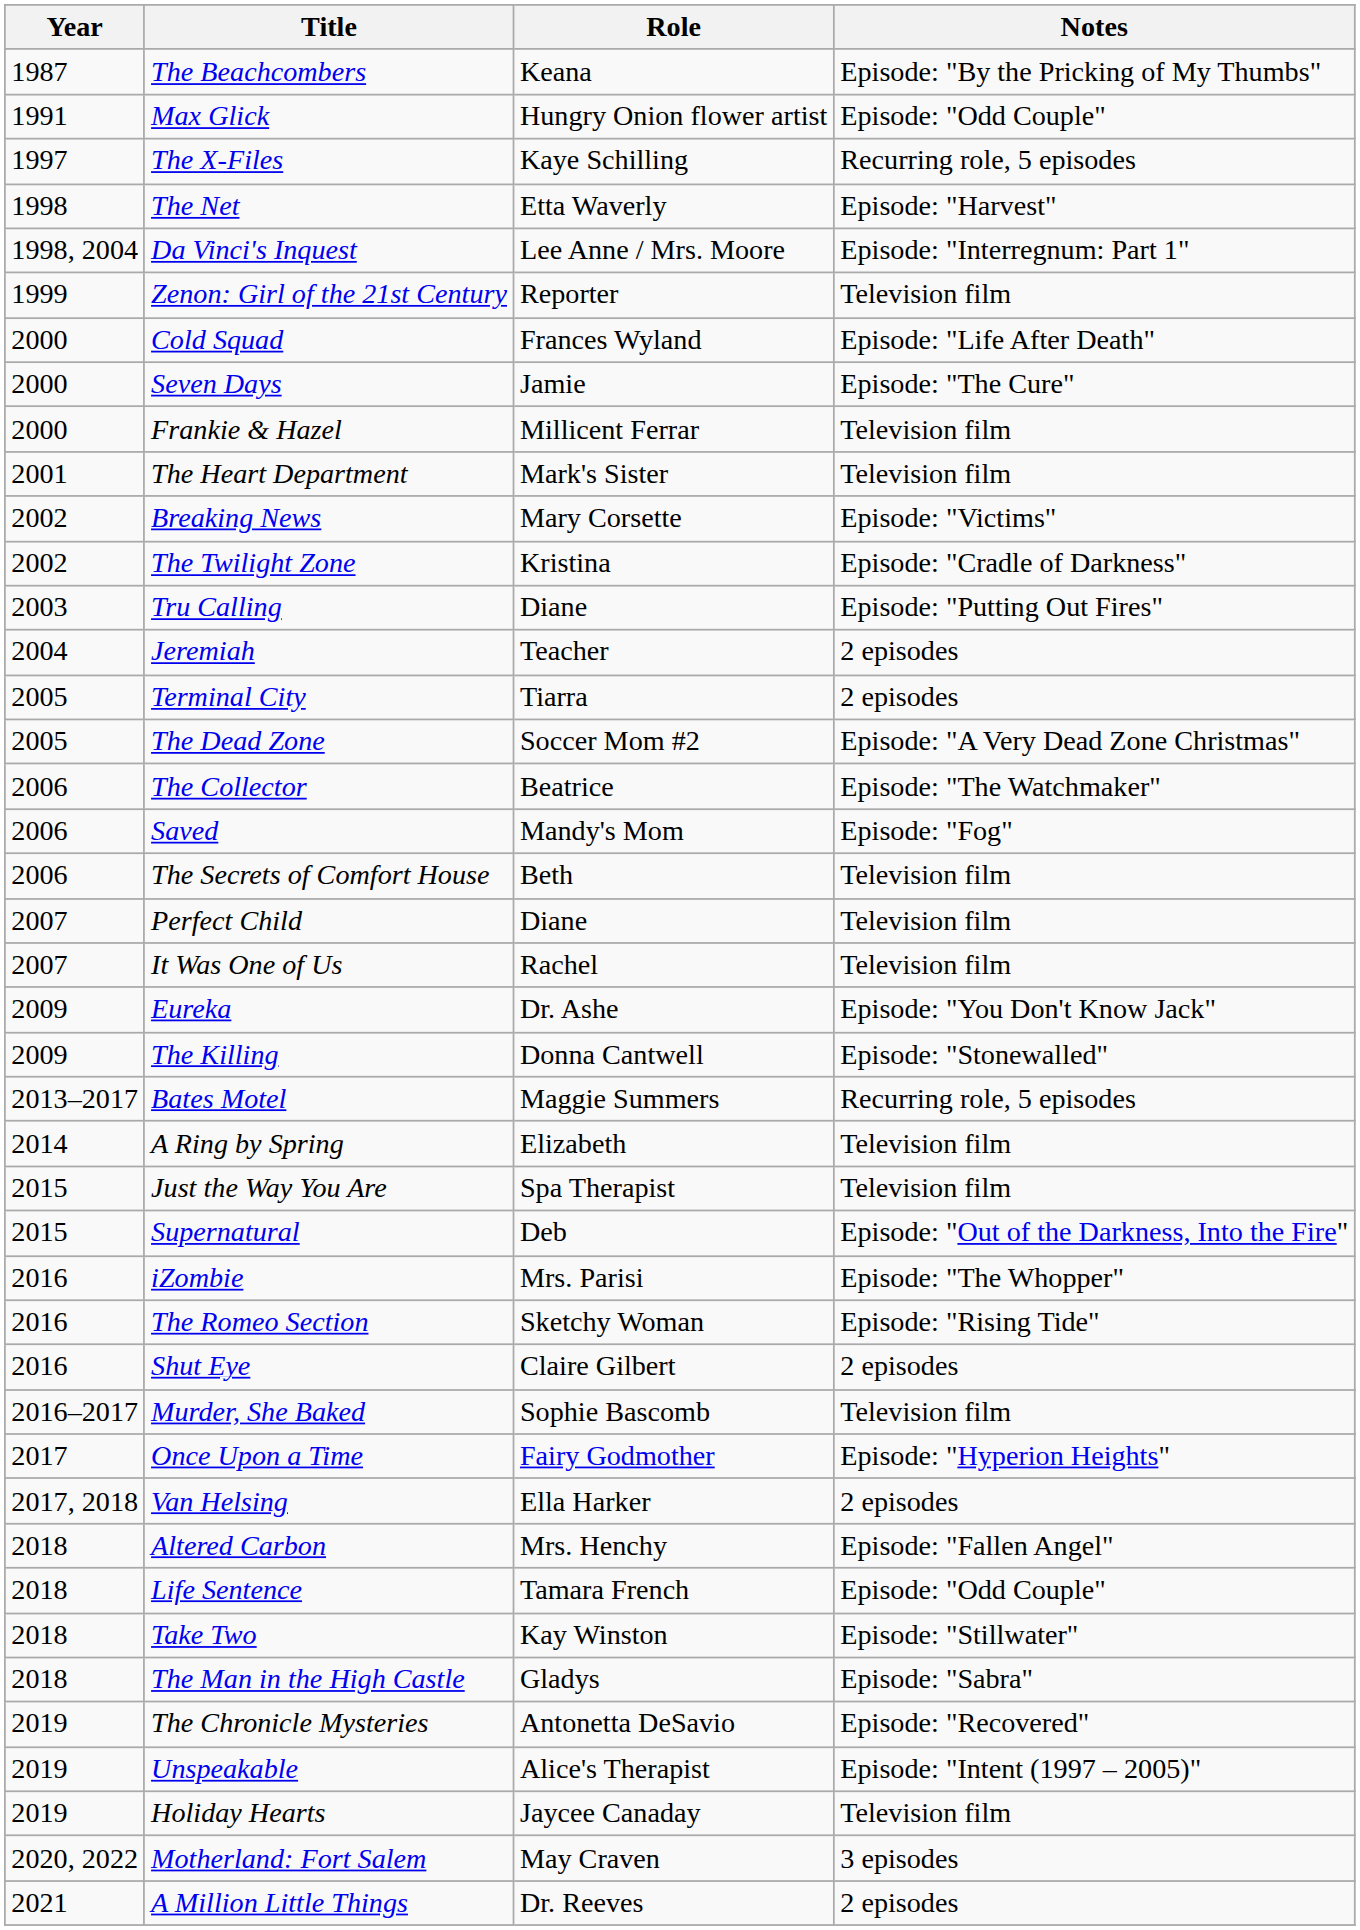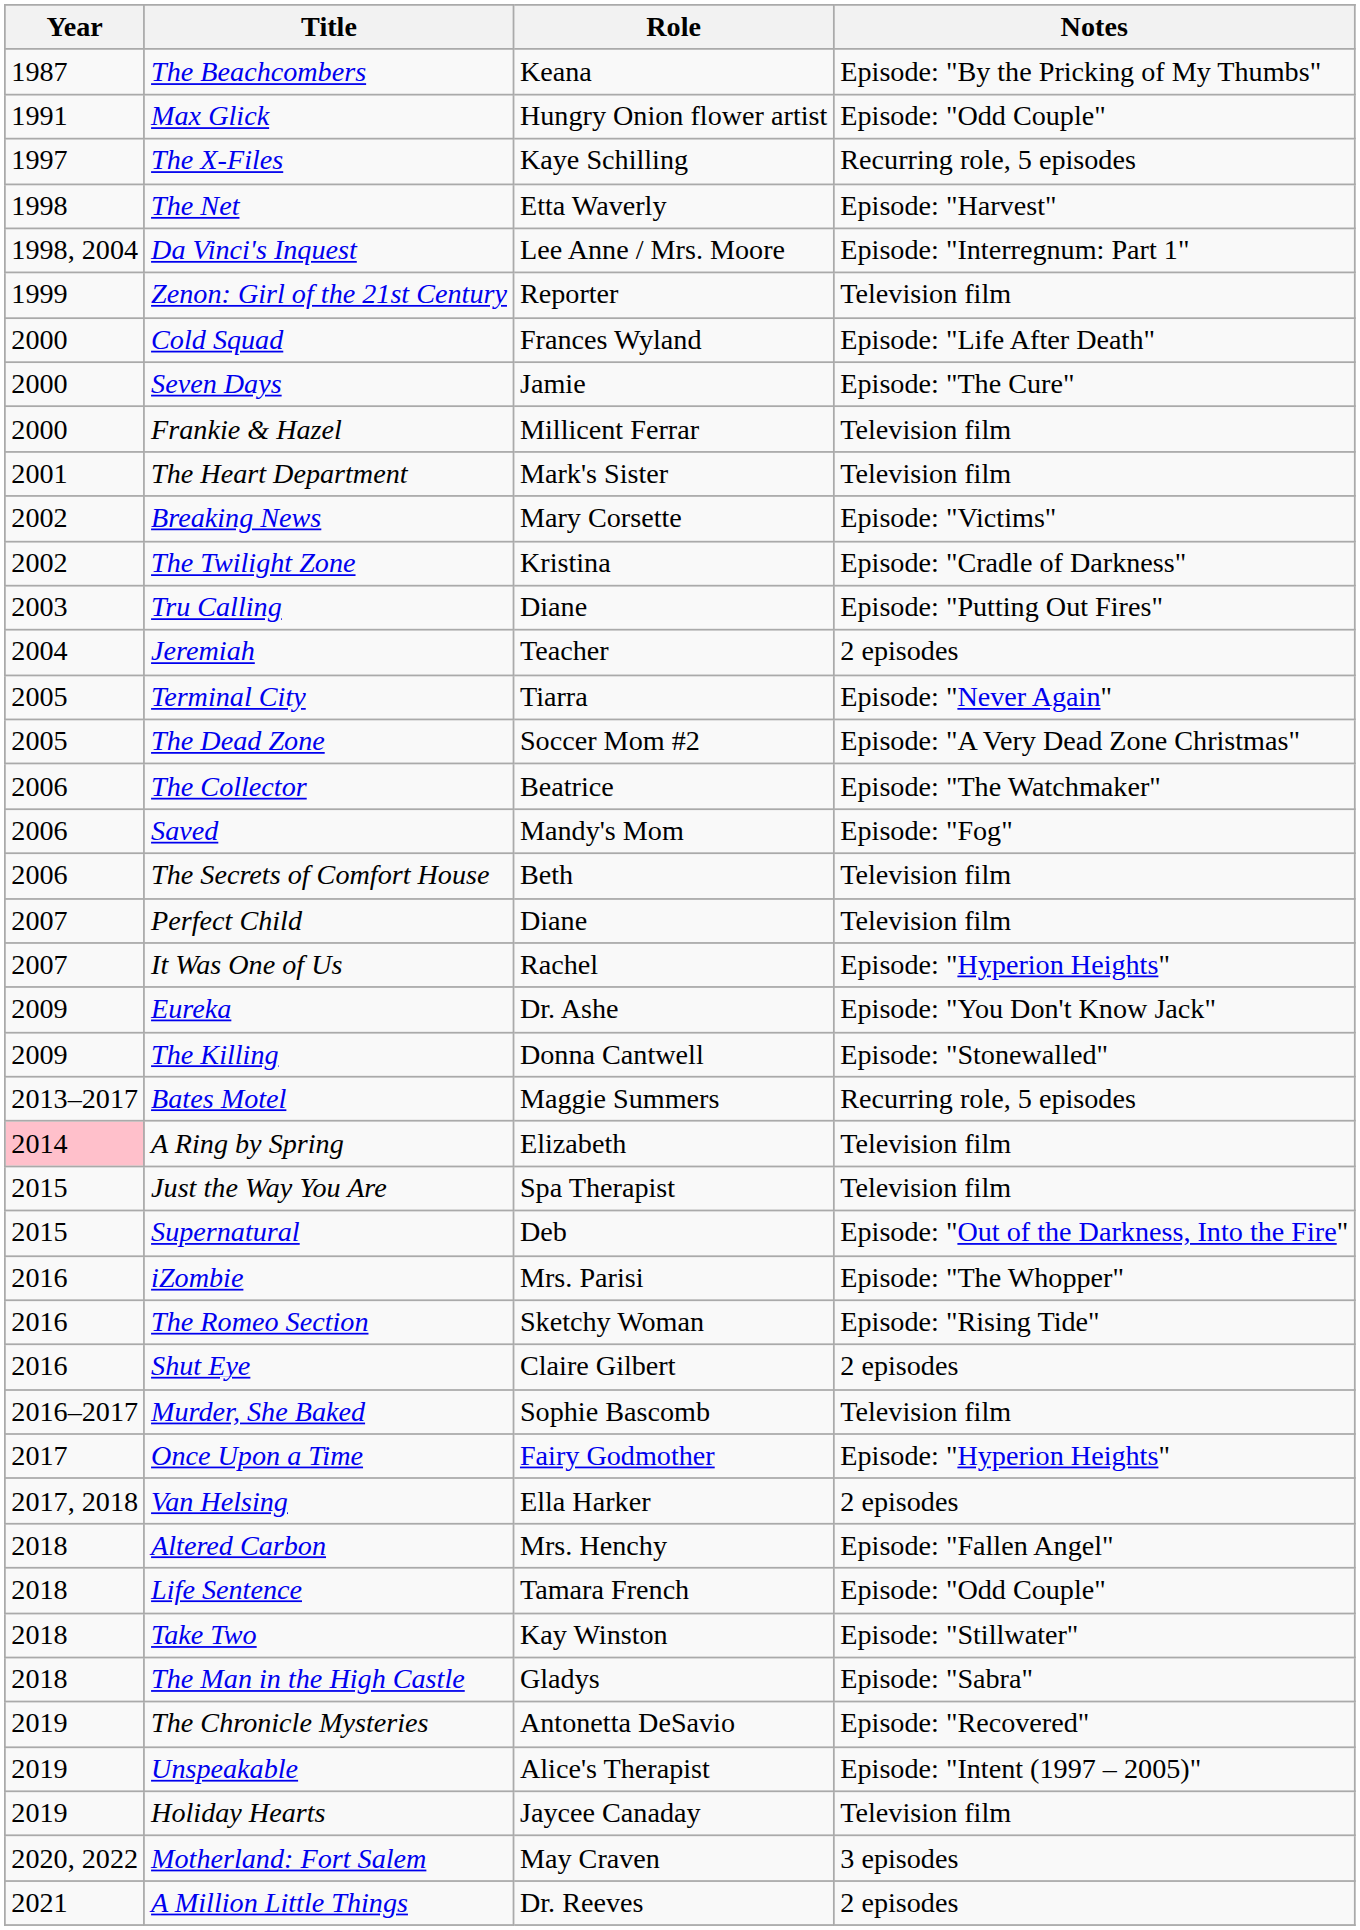(899, 696) 2 episodes -> (976, 696) Episode: "Never Again"
(926, 964) Television film -> (1005, 964) Episode: "Hyperion Heights"
(40, 1143) no background -> (40, 1143) pink background
